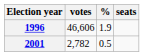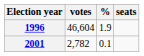(81, 28) 46,606 -> (81, 28) 46,604
(105, 43) 0.5 -> (105, 43) 0.1
